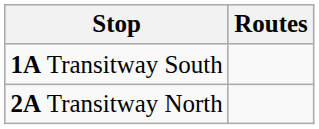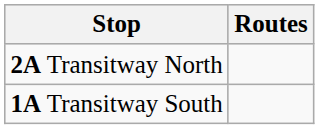rows swapped: (117, 63) <-> (117, 103)
